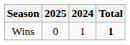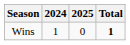columns swapped: (83, 12) <-> (55, 12)
